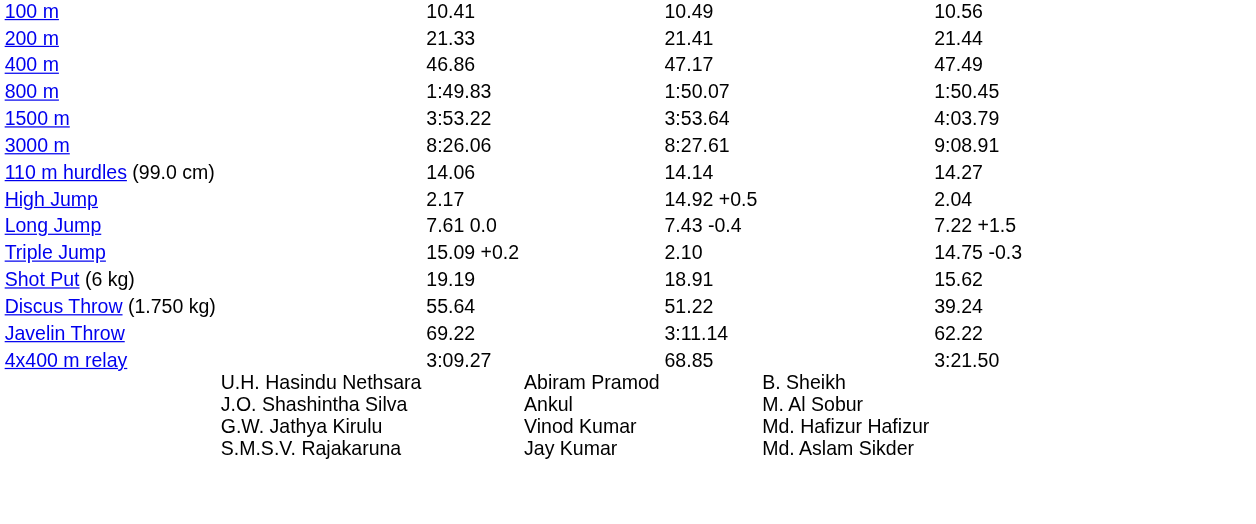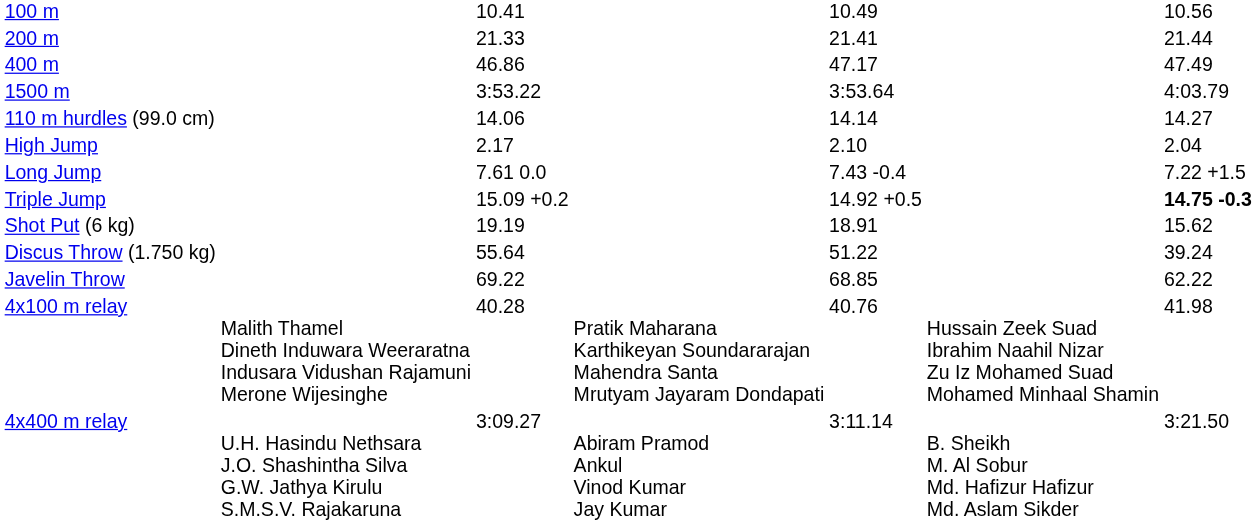- row: (32, 92)
- row: (37, 145)
(711, 199) 14.92 +0.5 -> (848, 145) 2.10
(684, 253) 2.10 -> (876, 199) 14.92 +0.5
(978, 253) normal -> (1208, 199) bold
(696, 333) 3:11.14 -> (854, 279) 68.85
+ row: (66, 306)
(689, 360) 68.85 -> (861, 421) 3:11.14
